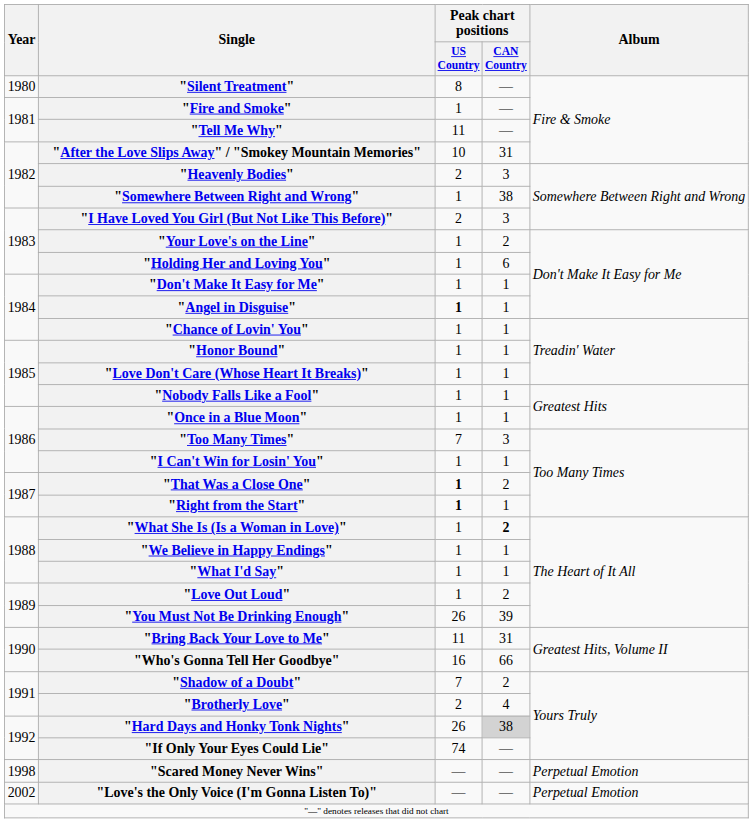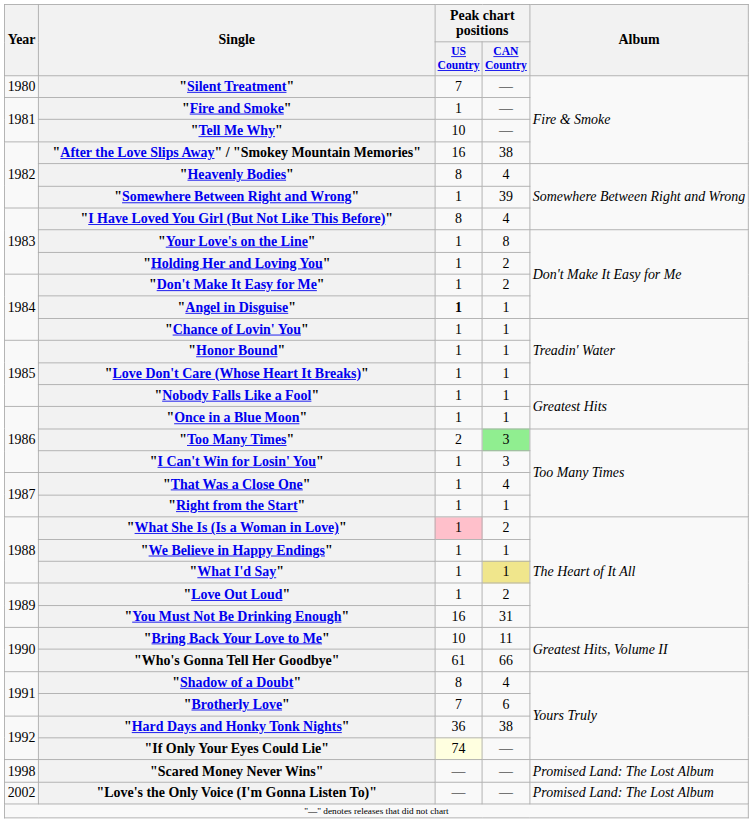(459, 86) 8 -> (459, 86) 7
(459, 130) 11 -> (459, 130) 10
(459, 152) 10 -> (459, 152) 16
(506, 152) 31 -> (506, 152) 38
(459, 174) 2 -> (459, 174) 8
(506, 174) 3 -> (506, 174) 4
(506, 196) 38 -> (506, 196) 39
(459, 219) 2 -> (459, 219) 8
(506, 219) 3 -> (506, 219) 4
(506, 241) 2 -> (506, 241) 8
(506, 263) 6 -> (506, 263) 2
(506, 285) 1 -> (506, 285) 2
(459, 439) 7 -> (459, 439) 2
(506, 439) no background -> (506, 439) lightgreen background
(506, 461) 1 -> (506, 461) 3
(459, 483) bold -> (459, 483) normal
(506, 483) 2 -> (506, 483) 4
(459, 506) bold -> (459, 506) normal
(459, 528) no background -> (459, 528) pink background
(506, 528) bold -> (506, 528) normal
(506, 572) no background -> (506, 572) khaki background
(459, 616) 26 -> (459, 616) 16
(506, 616) 39 -> (506, 616) 31
(459, 638) 11 -> (459, 638) 10
(506, 638) 31 -> (506, 638) 11
(459, 660) 16 -> (459, 660) 61
(459, 682) 7 -> (459, 682) 8
(506, 682) 2 -> (506, 682) 4
(459, 704) 2 -> (459, 704) 7
(506, 704) 4 -> (506, 704) 6
(459, 726) 26 -> (459, 726) 36
(506, 726) lightgrey background -> (506, 726) no background
(459, 748) no background -> (459, 748) lightyellow background
(586, 770) Perpetual Emotion -> (623, 770) Promised Land: The Lost Album
(586, 793) Perpetual Emotion -> (623, 793) Promised Land: The Lost Album
